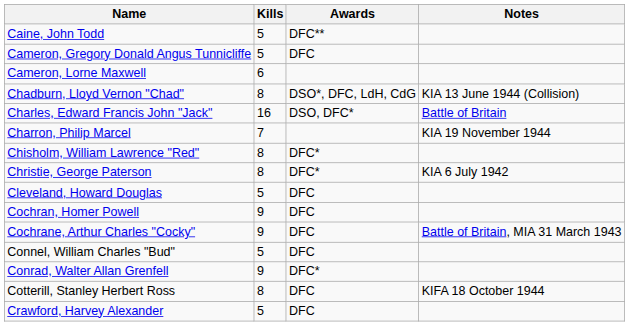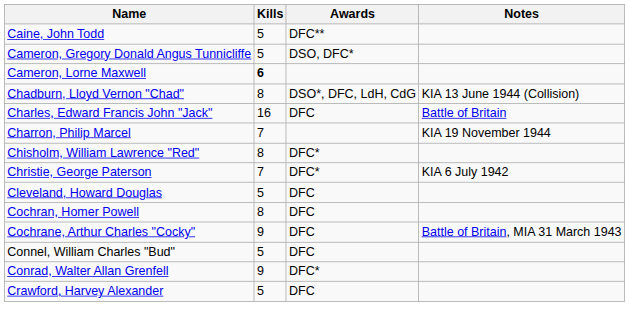(302, 53) DFC -> (321, 53) DSO, DFC*
(260, 73) normal -> (260, 73) bold
(321, 113) DSO, DFC* -> (302, 113) DFC
(260, 172) 8 -> (260, 172) 7
(260, 212) 9 -> (260, 212) 8
- row: (91, 291)
